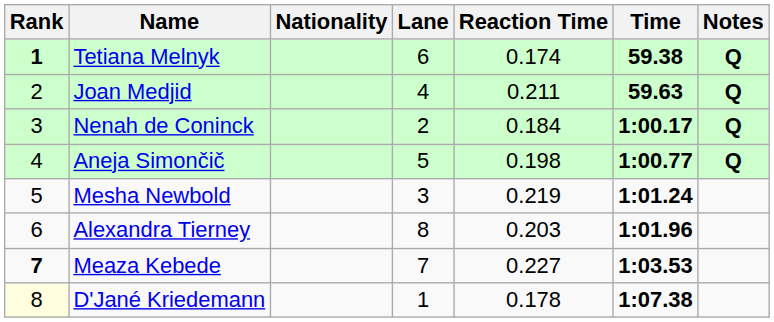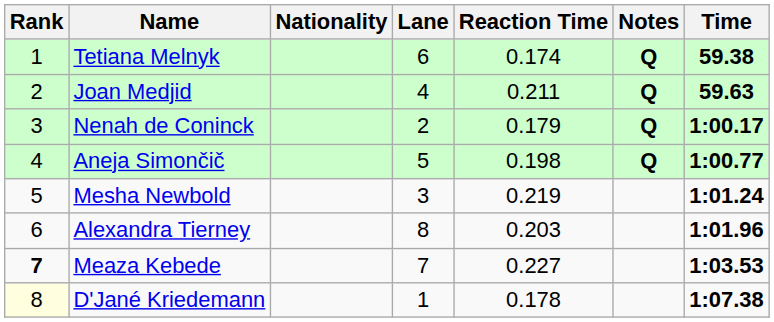columns swapped: (656, 21) <-> (733, 21)
(37, 56) bold -> (37, 56) normal
(534, 126) 0.184 -> (534, 126) 0.179
